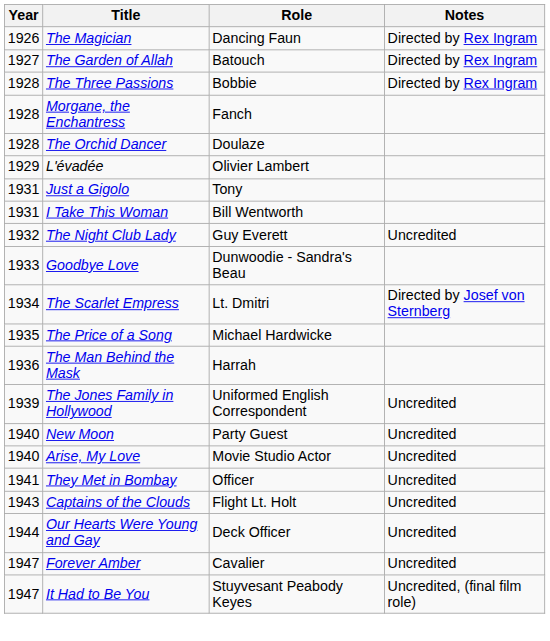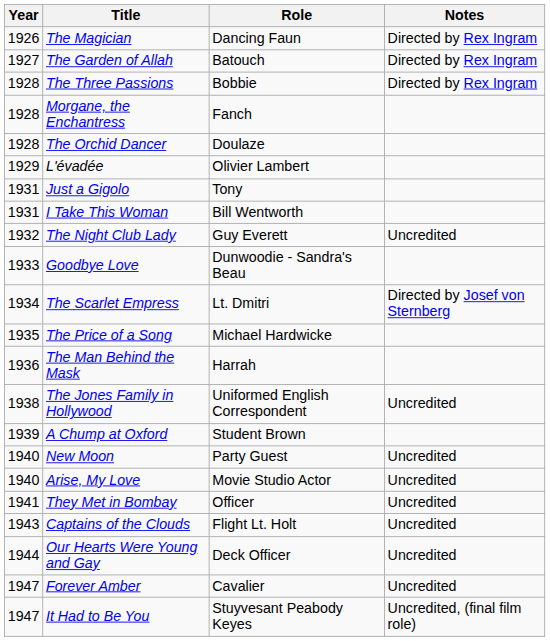(24, 404) 1939 -> (24, 404) 1938
+ row: (107, 434)
